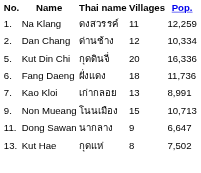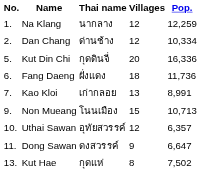(99, 24) ดงสวรรค์ -> (96, 24) นากลาง
(134, 23) 11 -> (134, 23) 12
+ row: (49, 128)
(96, 128) นากลาง -> (99, 145) ดงสวรรค์
